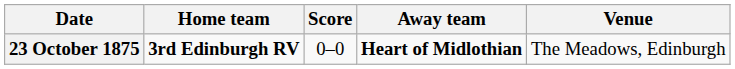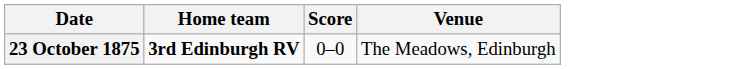- column: (442, 19)
